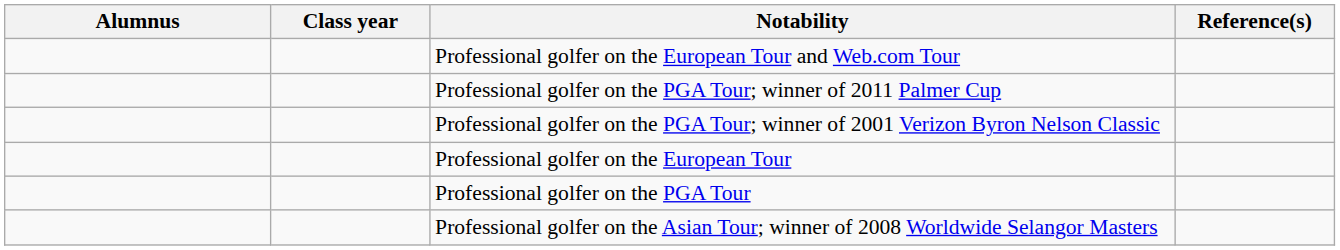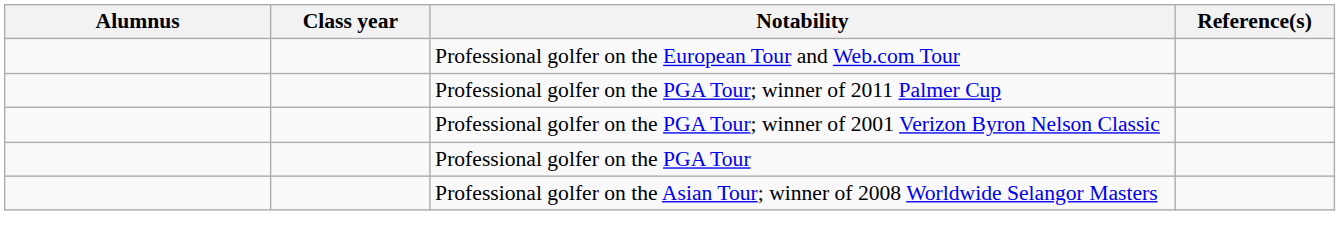- row: (613, 158)
